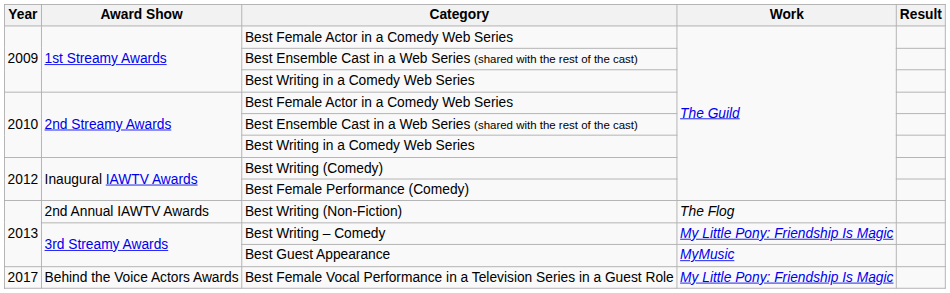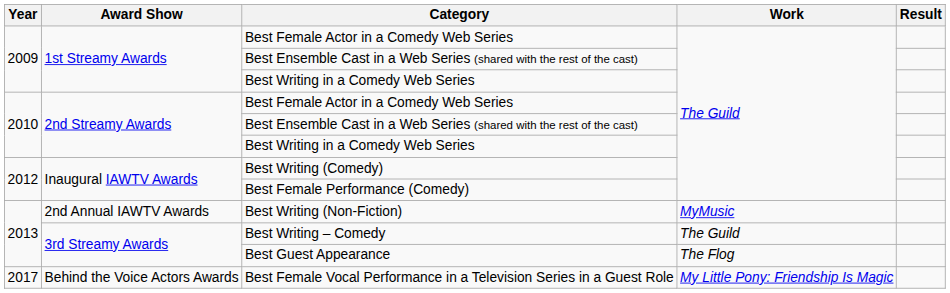(707, 211) The Flog -> (707, 211) MyMusic
(787, 233) My Little Pony: Friendship Is Magic -> (710, 233) The Guild
(707, 255) MyMusic -> (707, 255) The Flog
